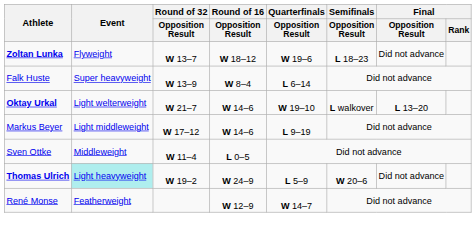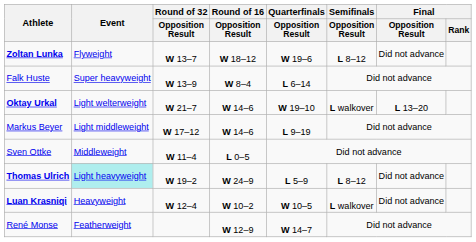(352, 59) L 18–23 -> (352, 59) L 8–12
(352, 181) W 20–6 -> (352, 181) L 8–12
+ row: (37, 201)
